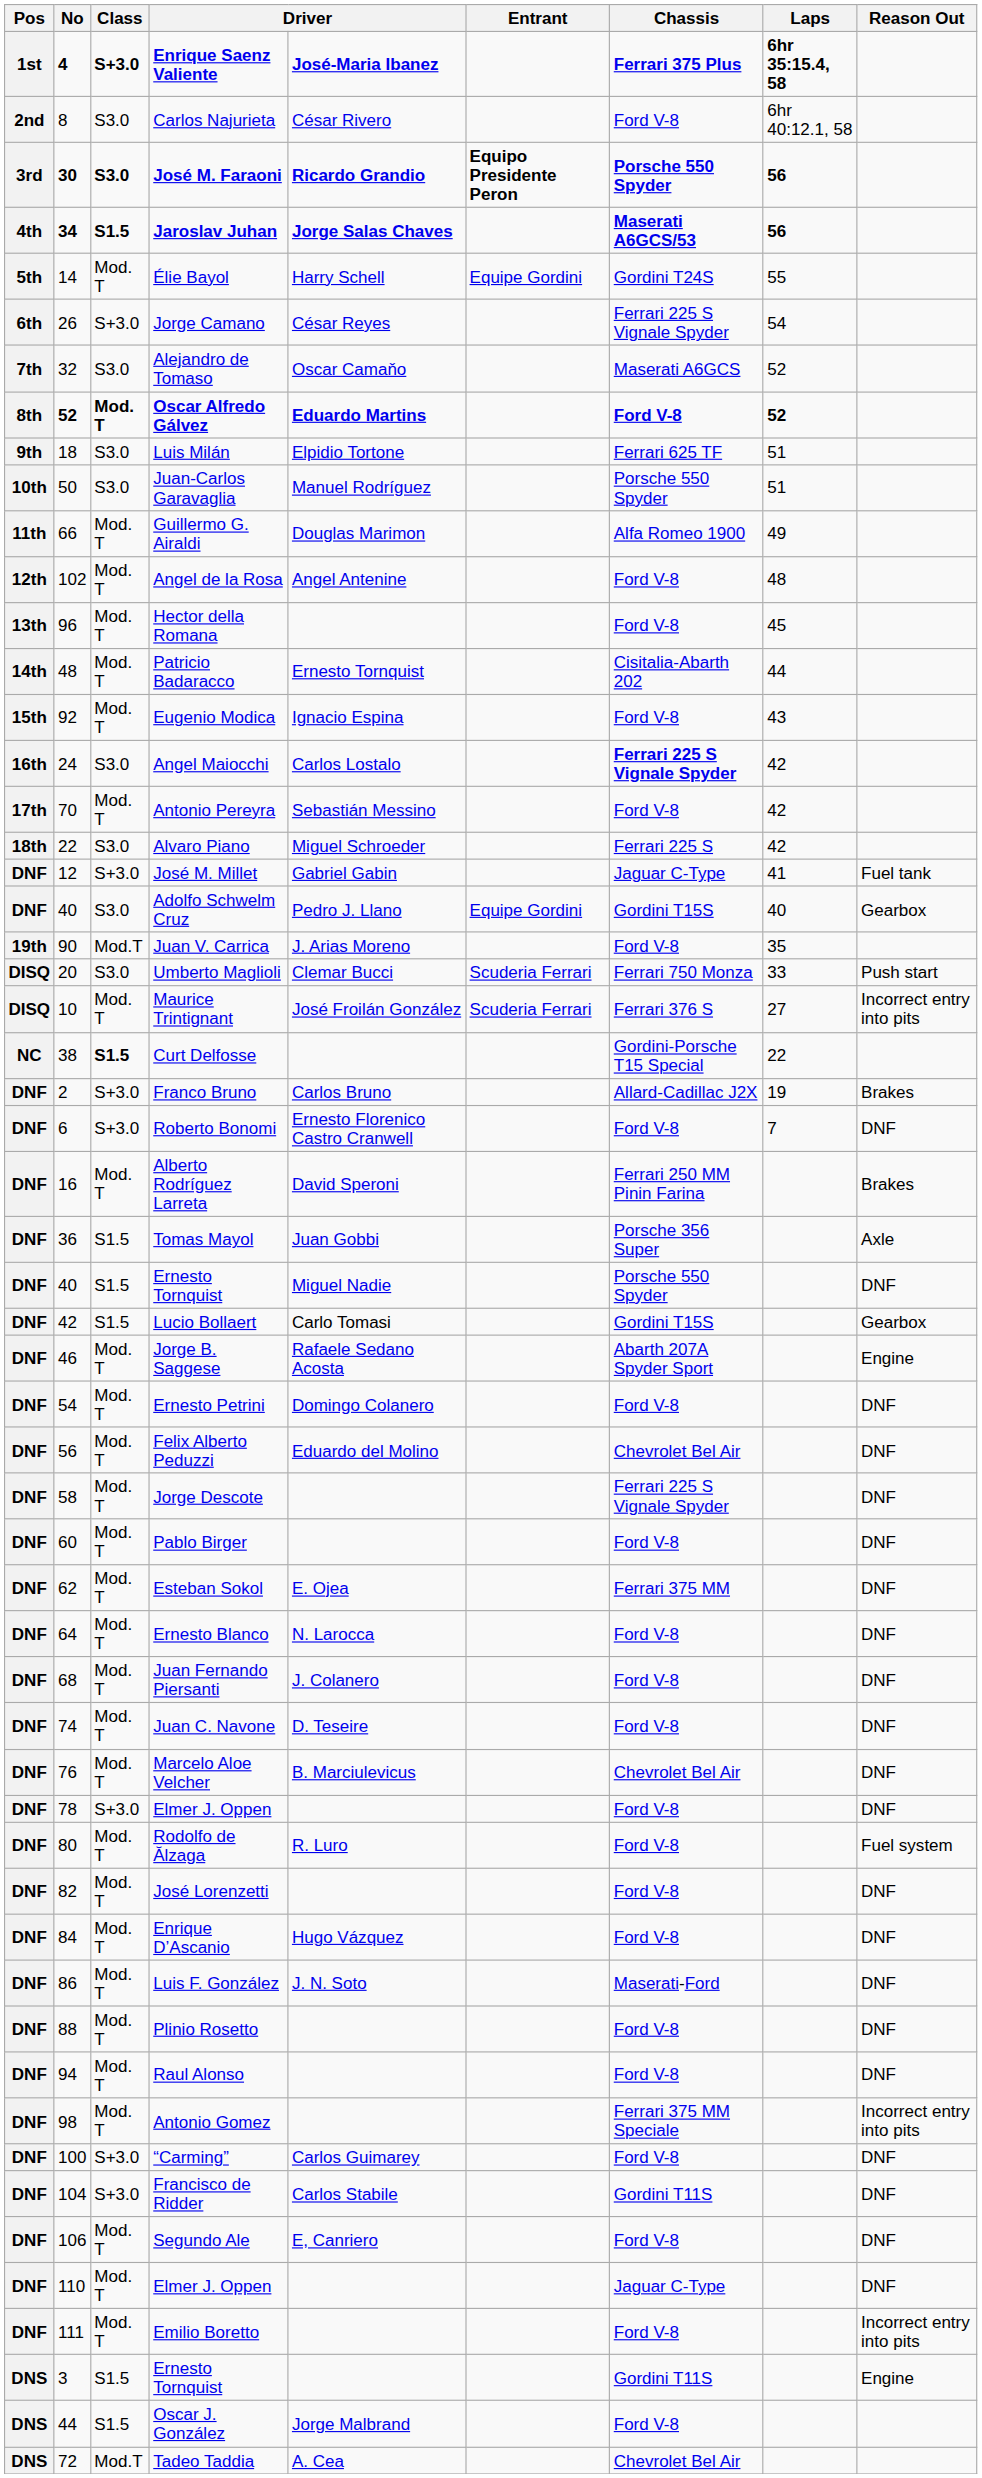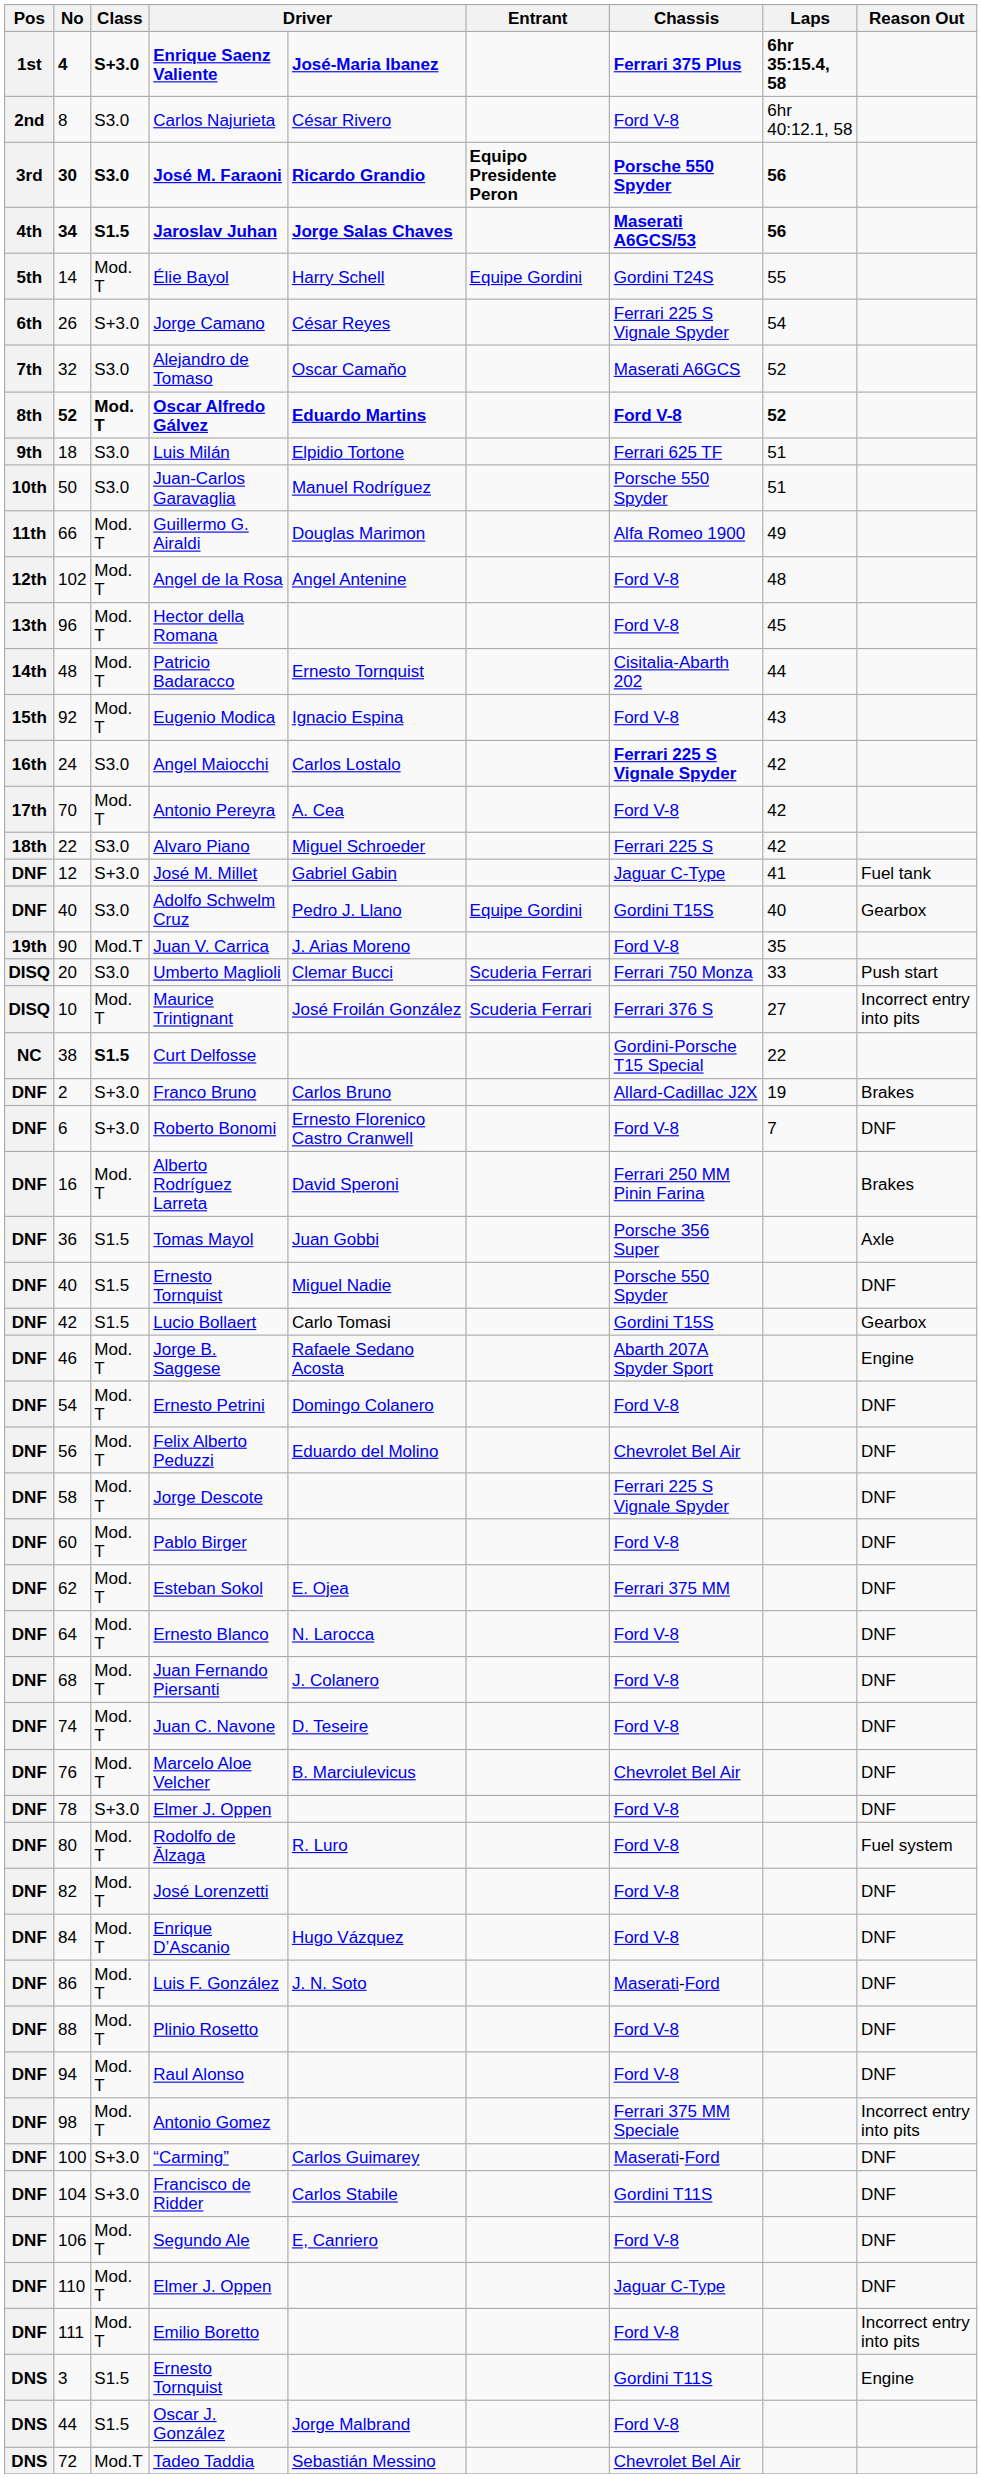(364, 810) Sebastián Messino -> (318, 810) A. Cea
(646, 2157) Ford V-8 -> (667, 2157) Maserati-Ford
(318, 2460) A. Cea -> (364, 2460) Sebastián Messino
